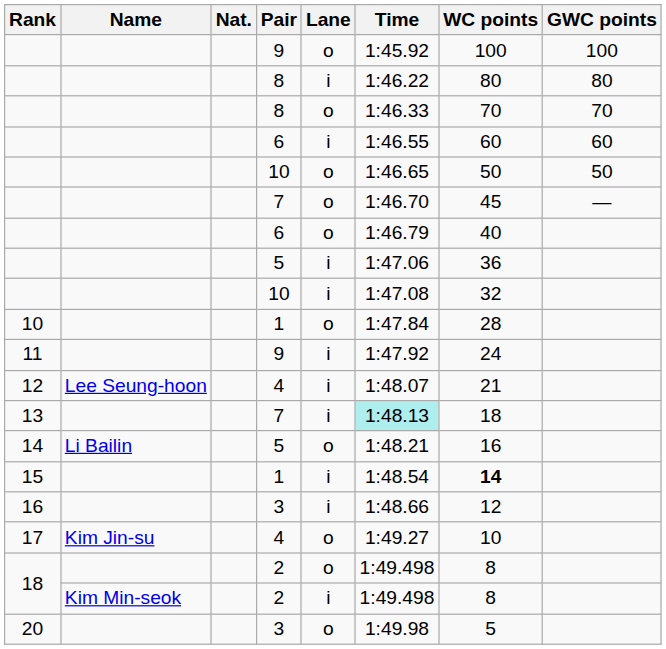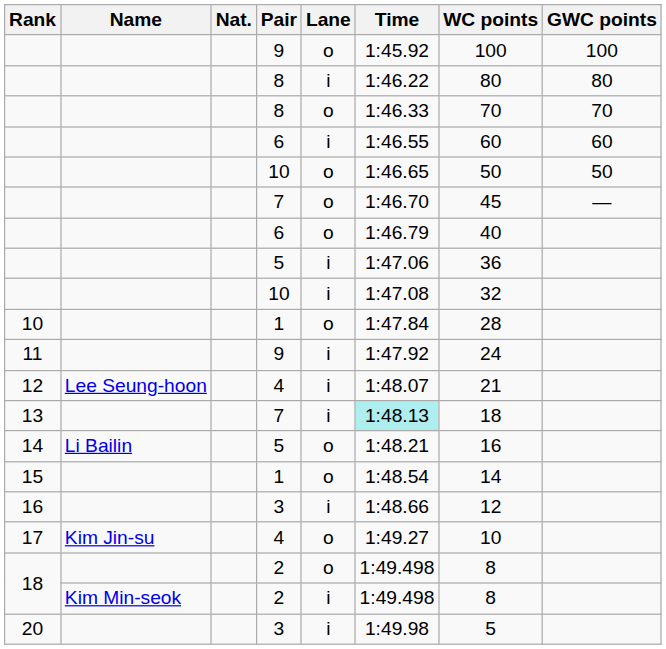(328, 476) i -> (328, 476) o
(491, 476) bold -> (491, 476) normal
(328, 628) o -> (328, 628) i
